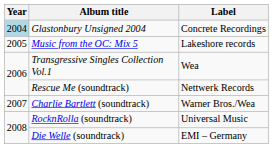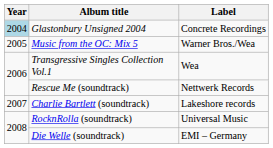(218, 44) Lakeshore records -> (218, 44) Warner Bros./Wea
(218, 103) Warner Bros./Wea -> (218, 103) Lakeshore records
